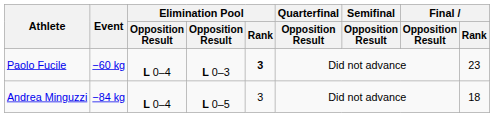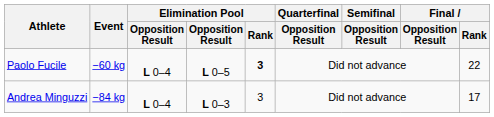(216, 73) L 0–3 -> (216, 73) L 0–5
(474, 65) 23 -> (474, 65) 22
(216, 104) L 0–5 -> (216, 104) L 0–3
(474, 97) 18 -> (474, 97) 17
